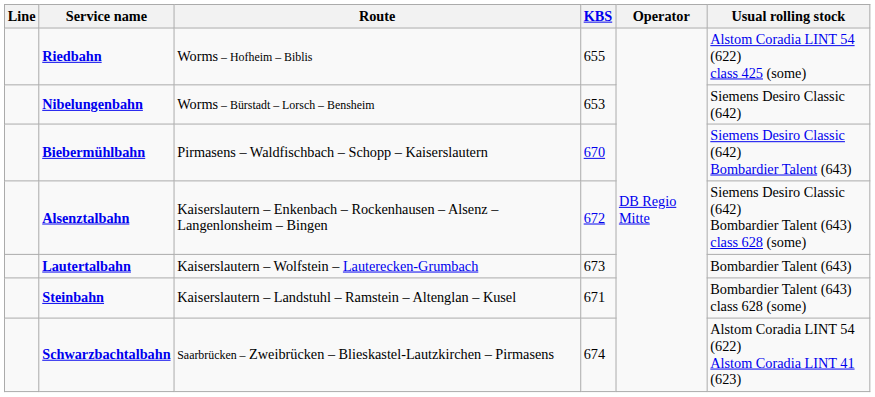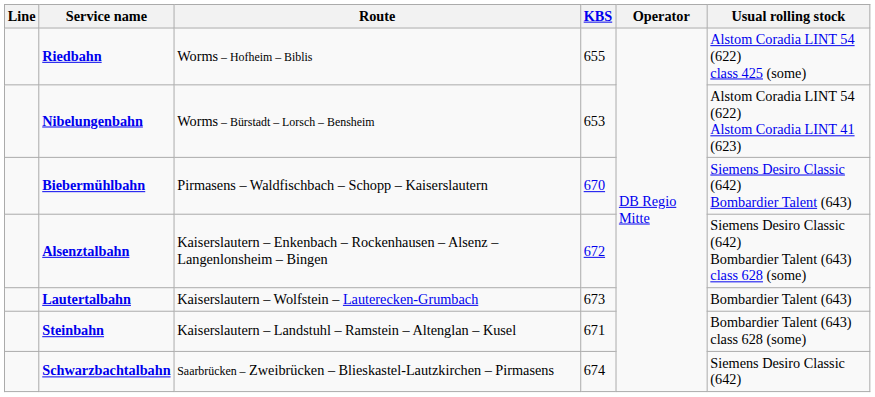(778, 104) Siemens Desiro Classic (642) -> (782, 120) Alstom Coradia LINT 54 (622) Alstom Coradia LINT 41 (623)
(782, 353) Alstom Coradia LINT 54 (622) Alstom Coradia LINT 41 (623) -> (778, 370) Siemens Desiro Classic (642)
